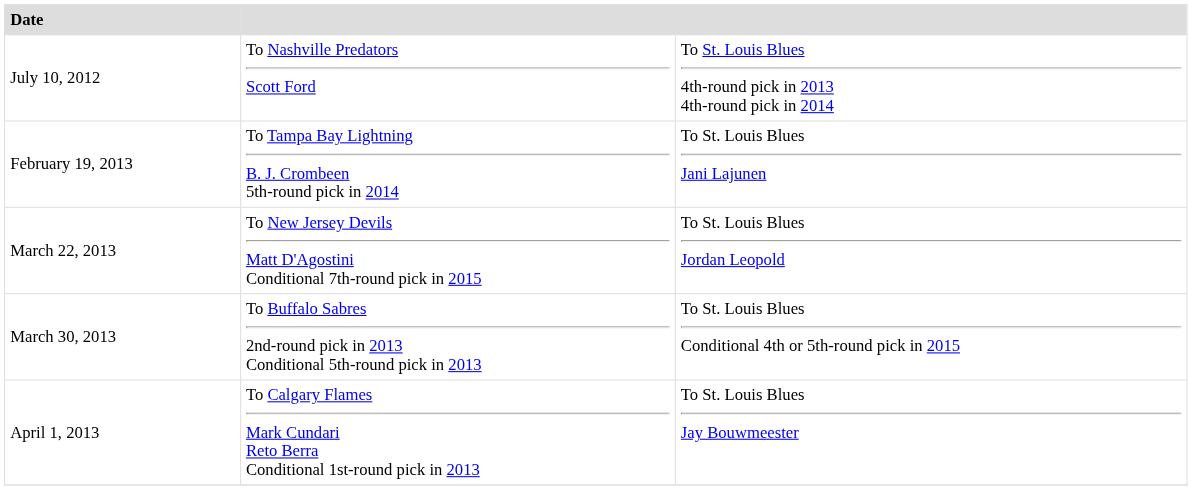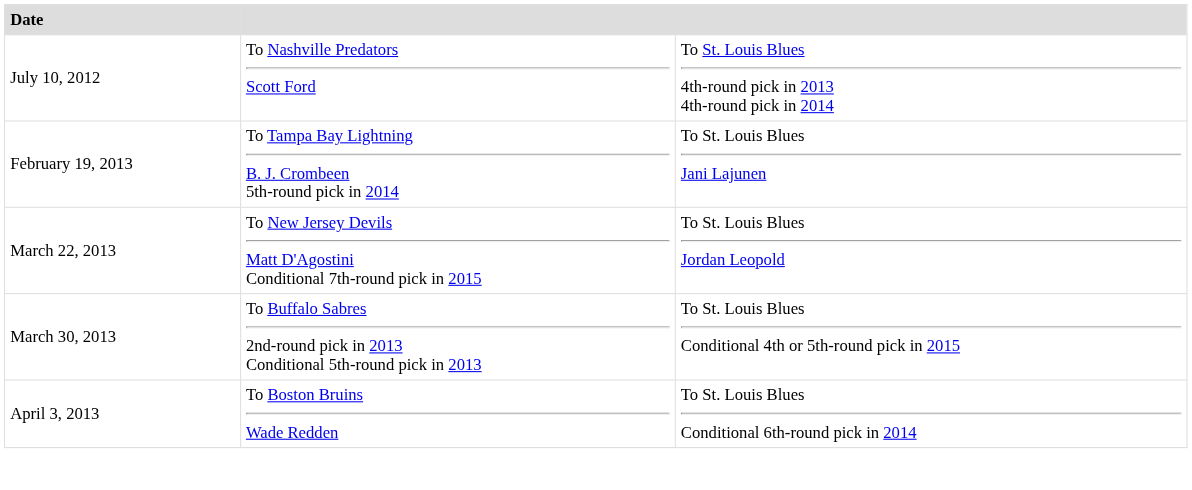- row: (55, 432)
+ row: (55, 413)
